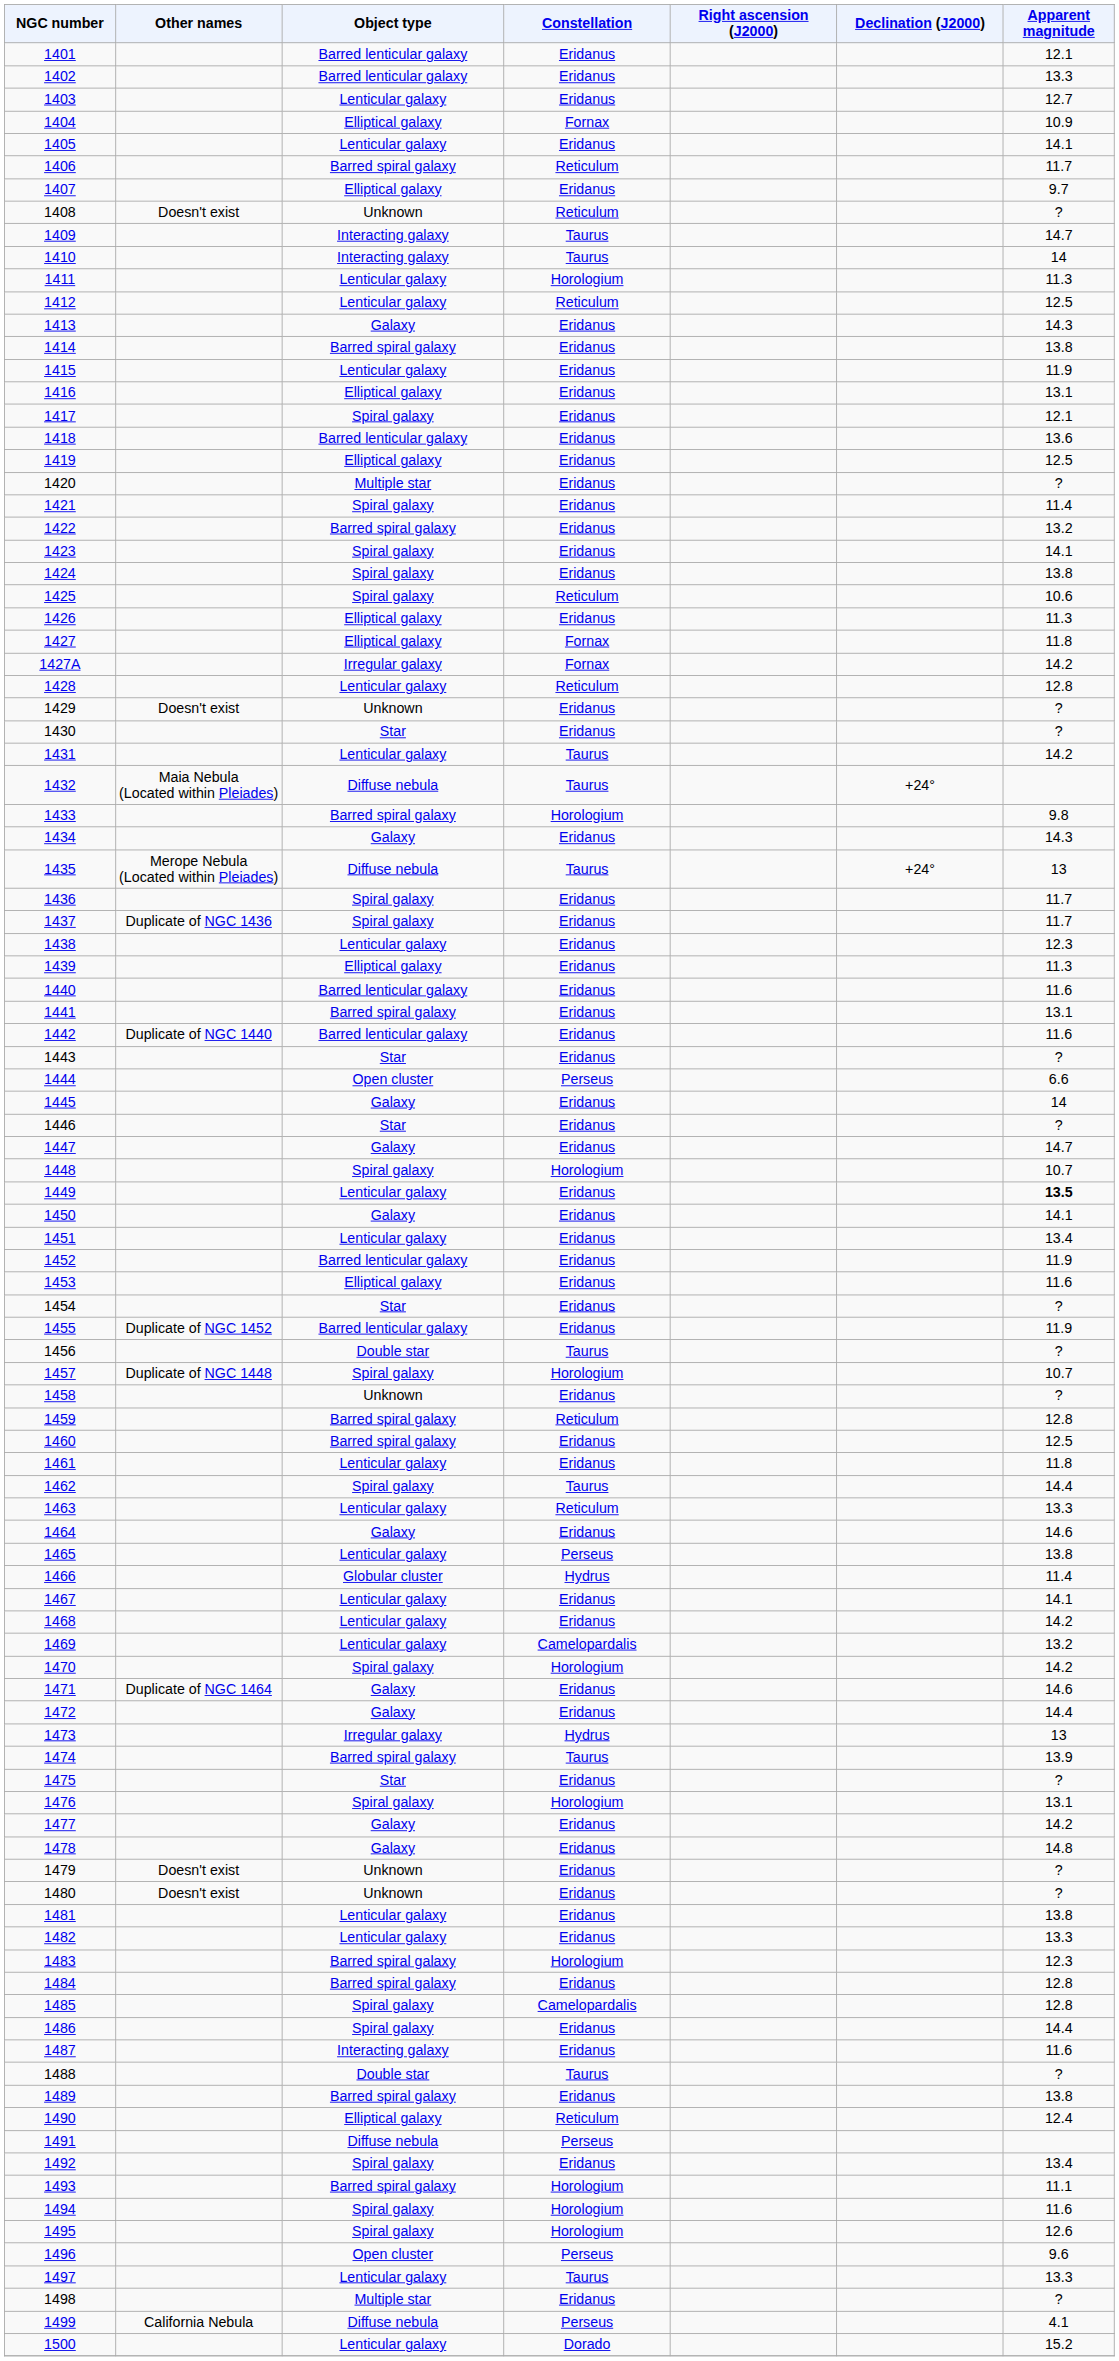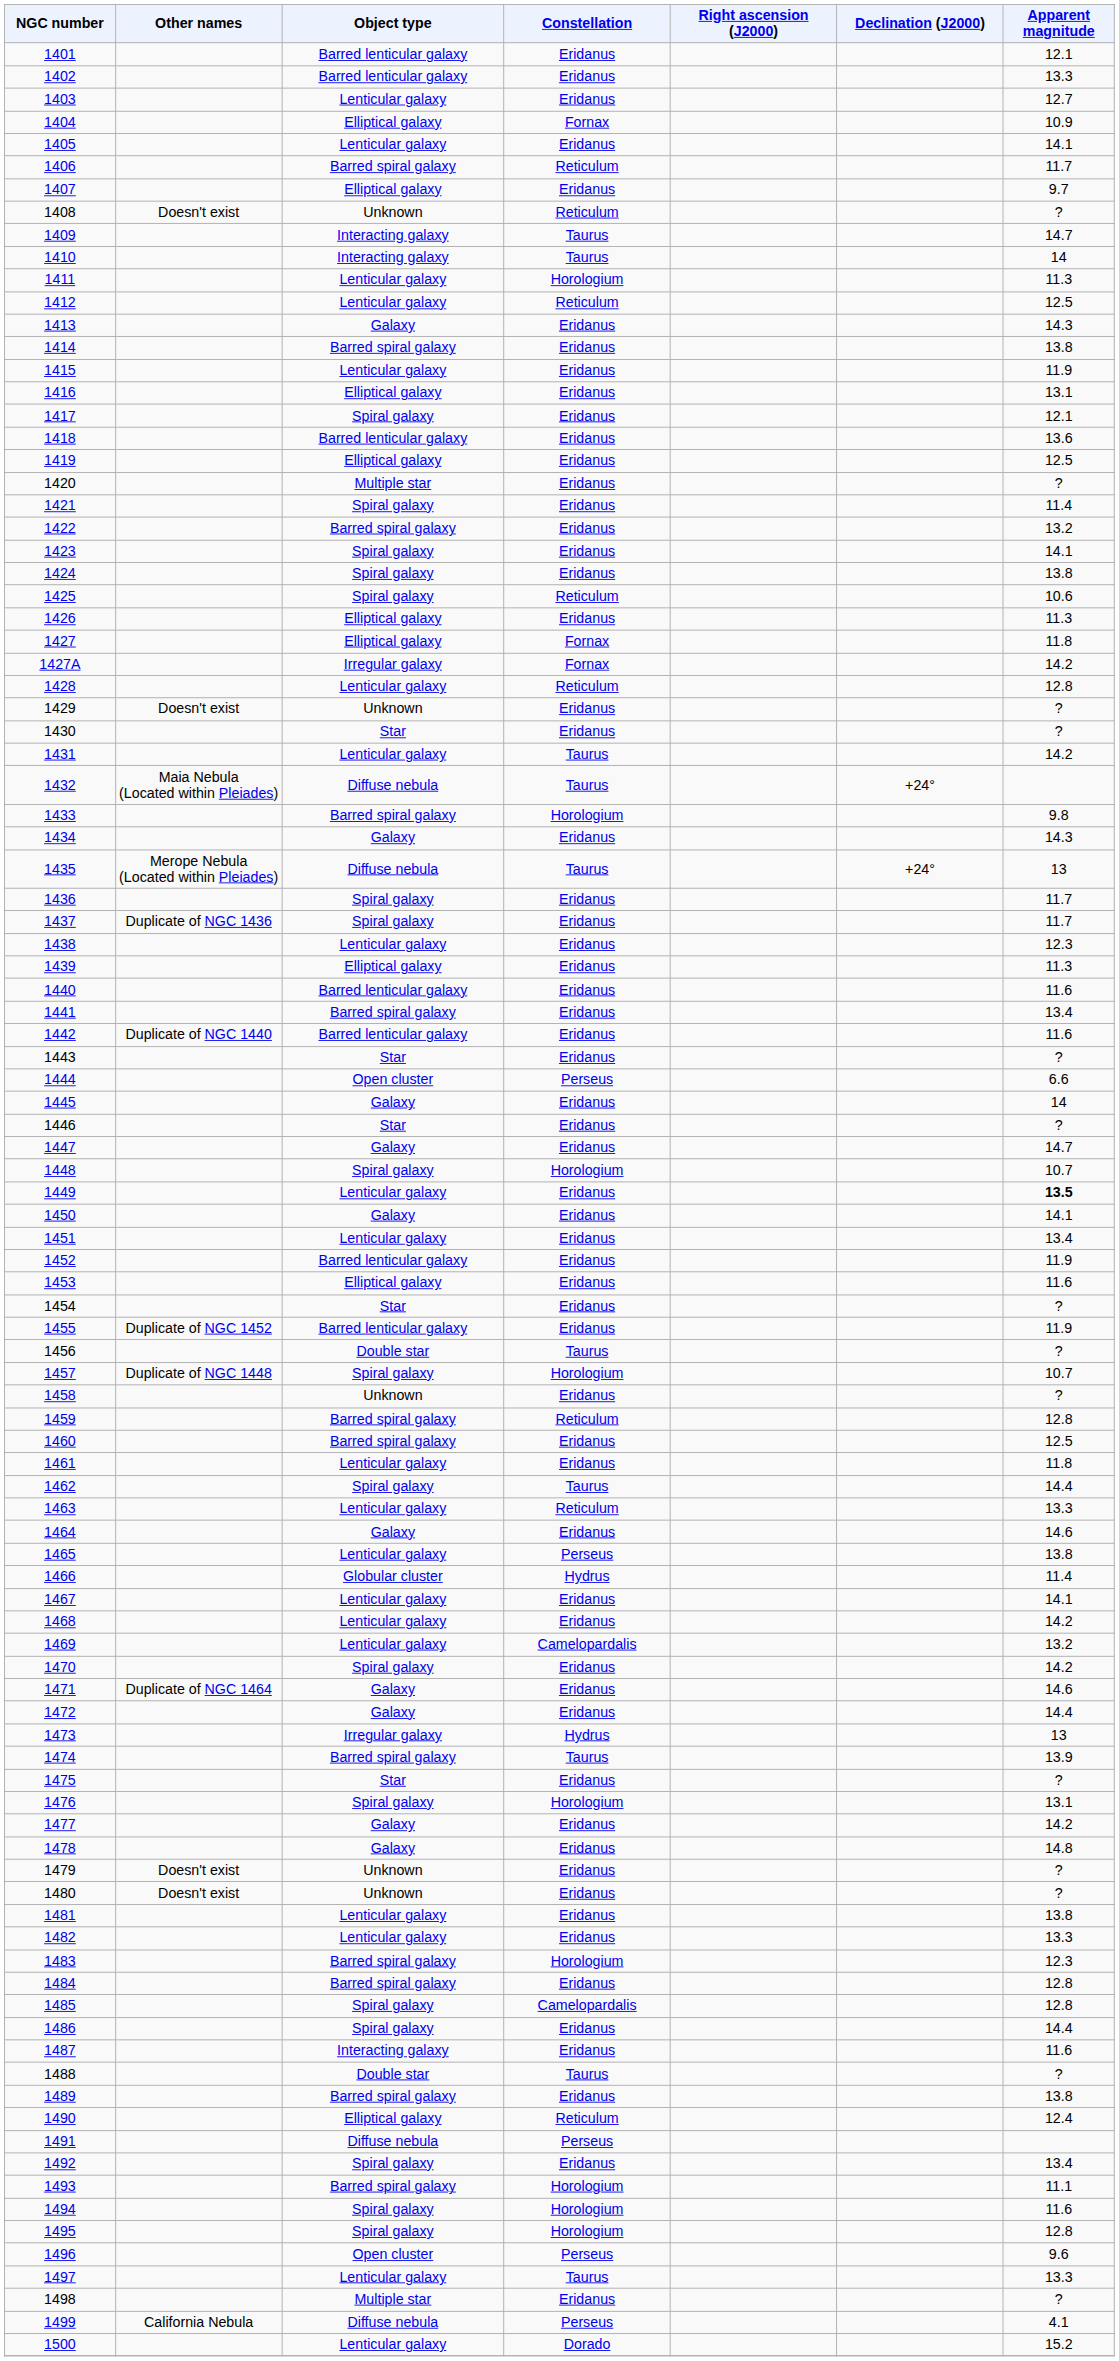(1059, 1012) 13.1 -> (1059, 1012) 13.4
(587, 1667) Horologium -> (587, 1667) Eridanus
(1059, 2231) 12.6 -> (1059, 2231) 12.8
